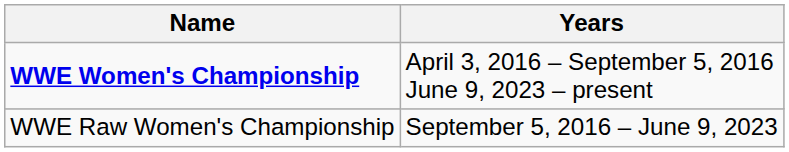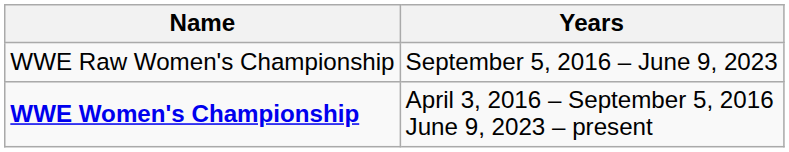rows swapped: (185, 75) <-> (202, 127)
